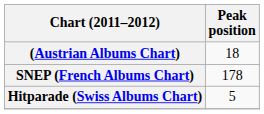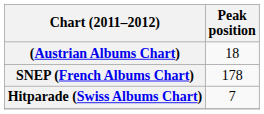(232, 97) 5 -> (232, 97) 7
